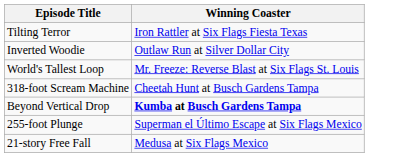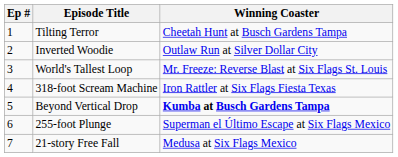+ column: (19, 13)
(221, 32) Iron Rattler at Six Flags Fiesta Texas -> (255, 32) Cheetah Hunt at Busch Gardens Tampa
(226, 87) Cheetah Hunt at Busch Gardens Tampa -> (249, 87) Iron Rattler at Six Flags Fiesta Texas
